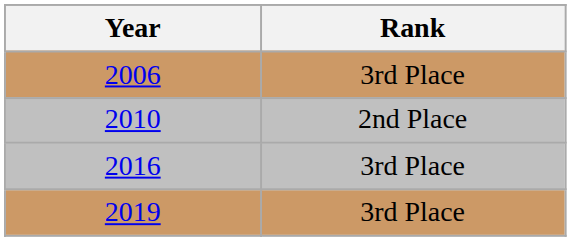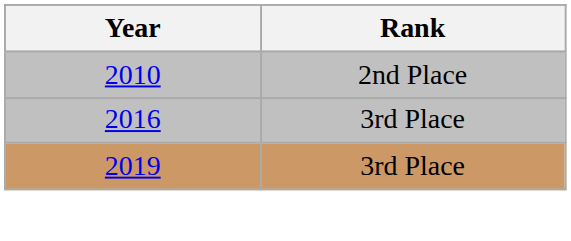- row: (133, 74)
